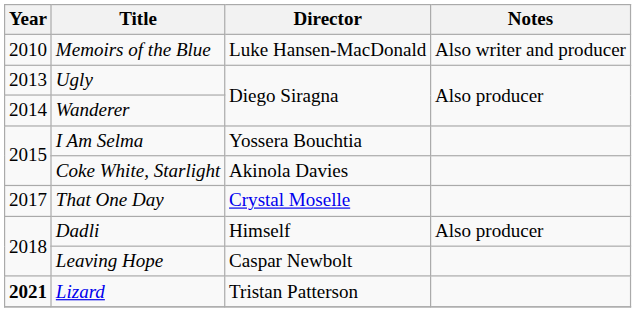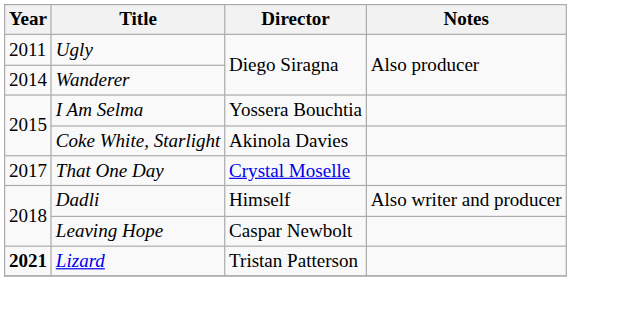- row: (133, 49)
(28, 79) 2013 -> (28, 49) 2011
(489, 230) Also producer -> (466, 200) Also writer and producer
